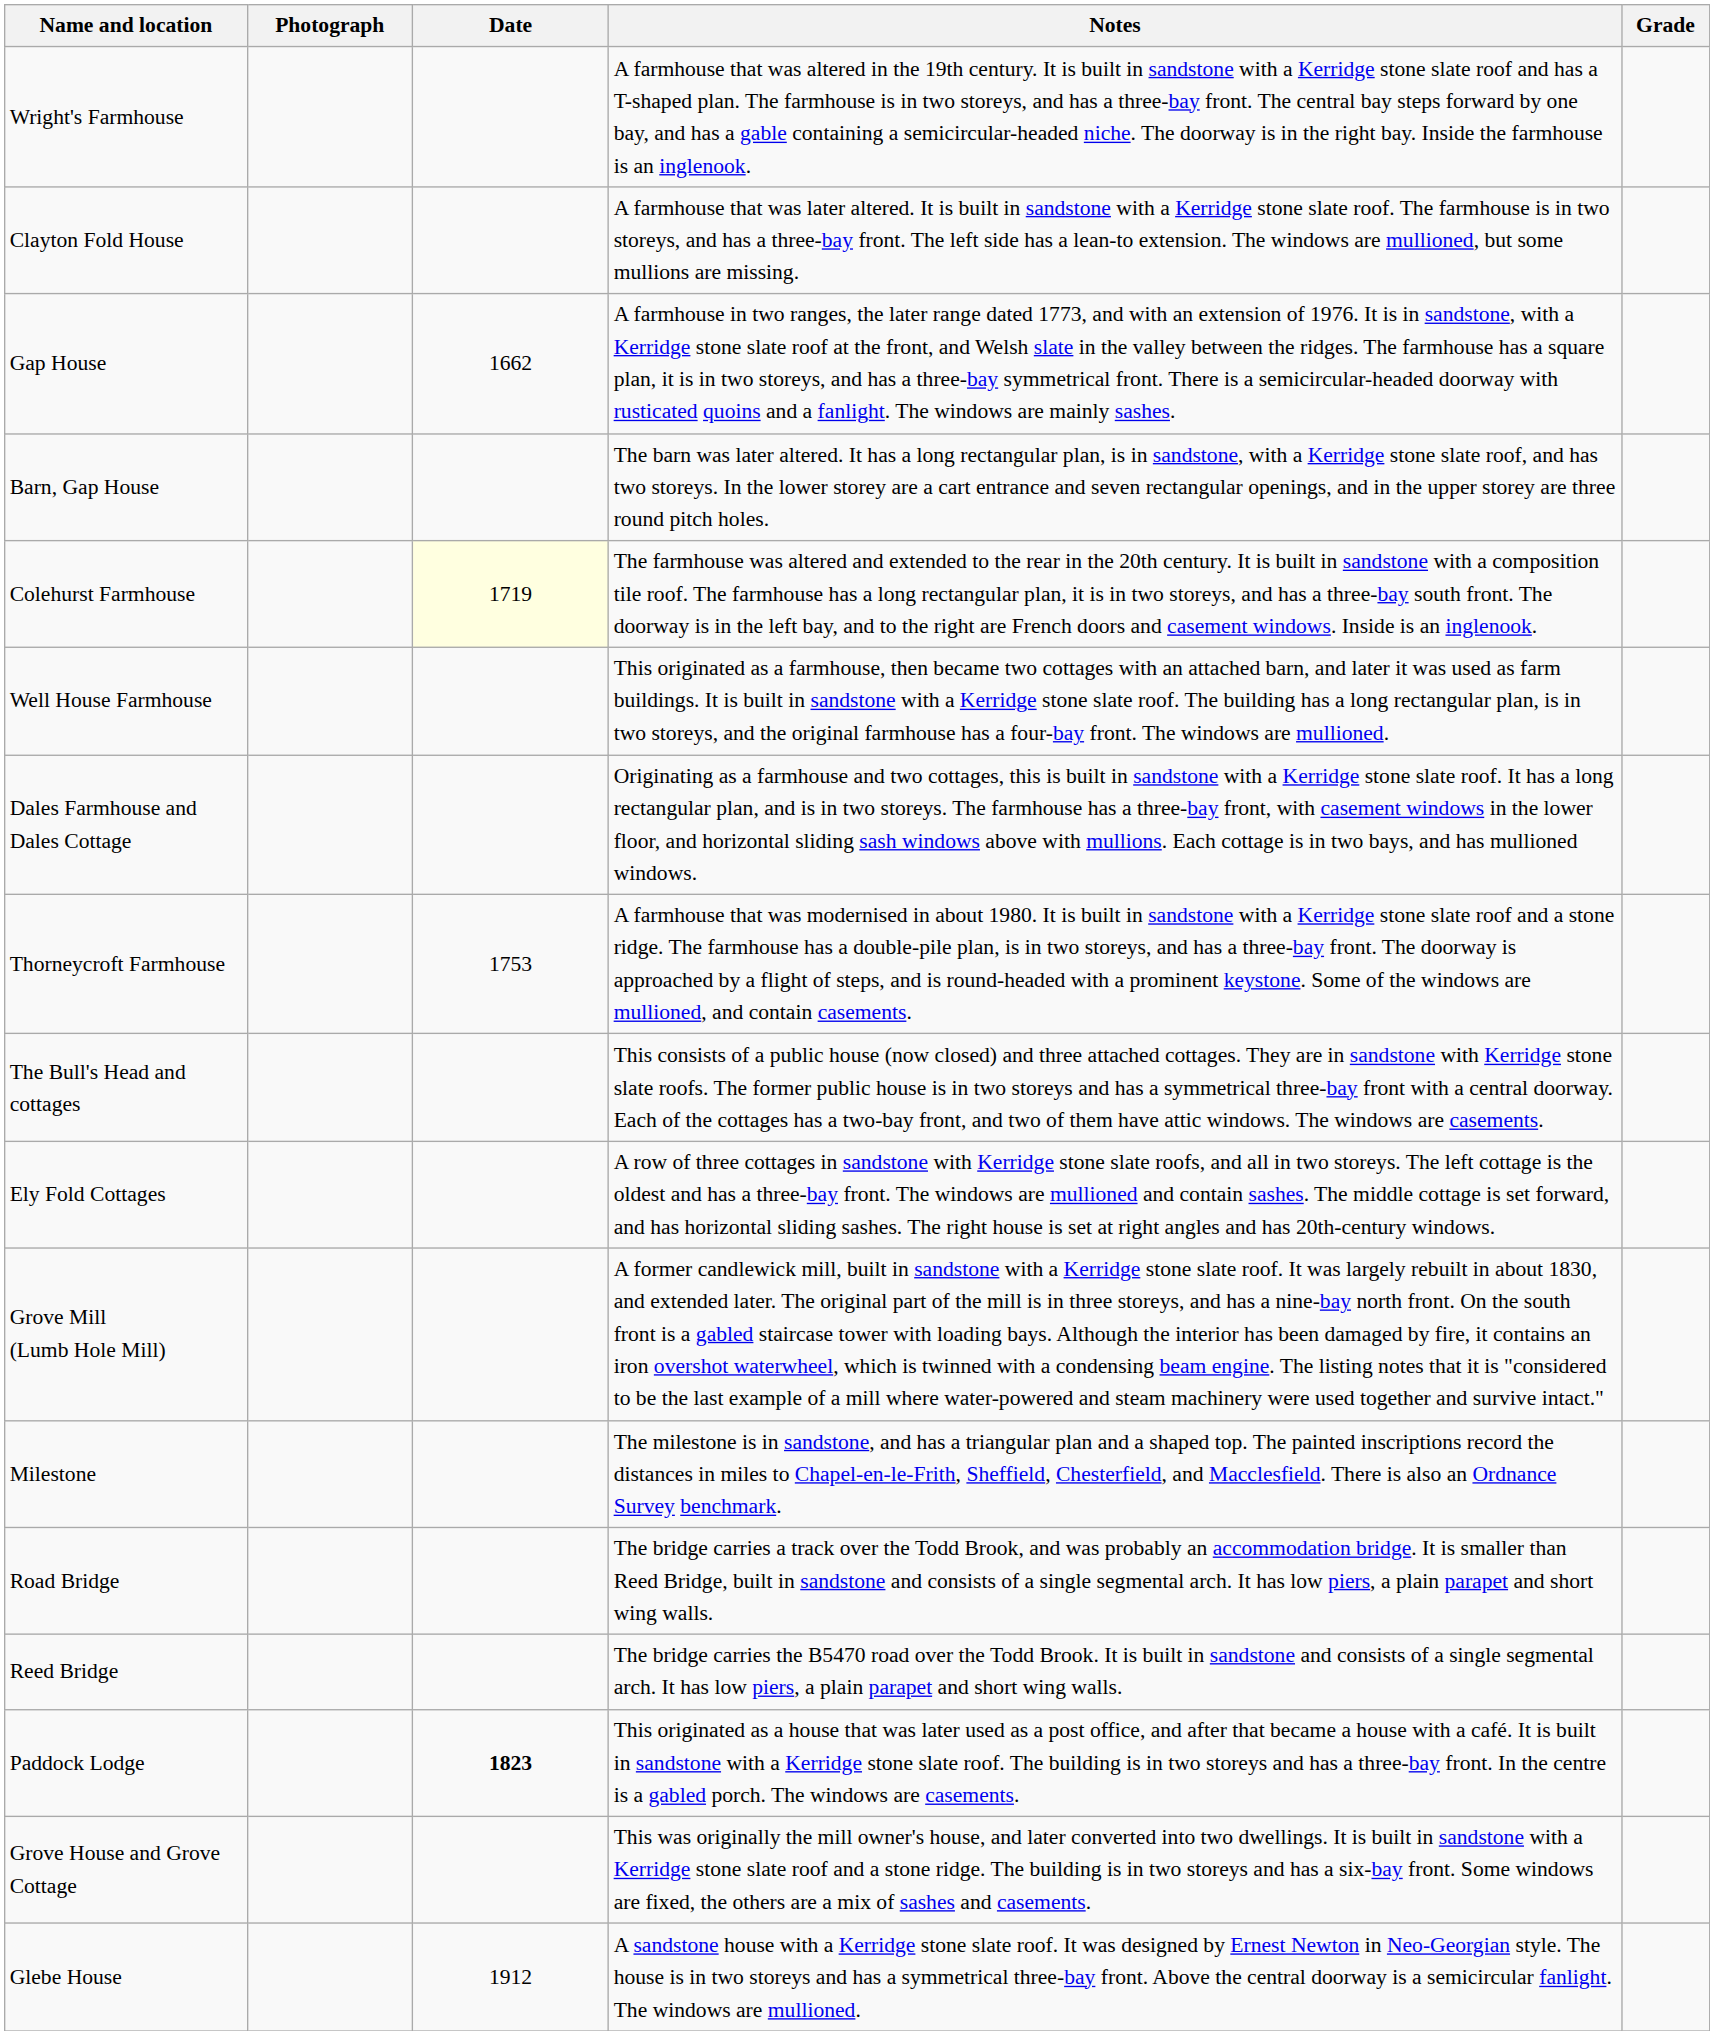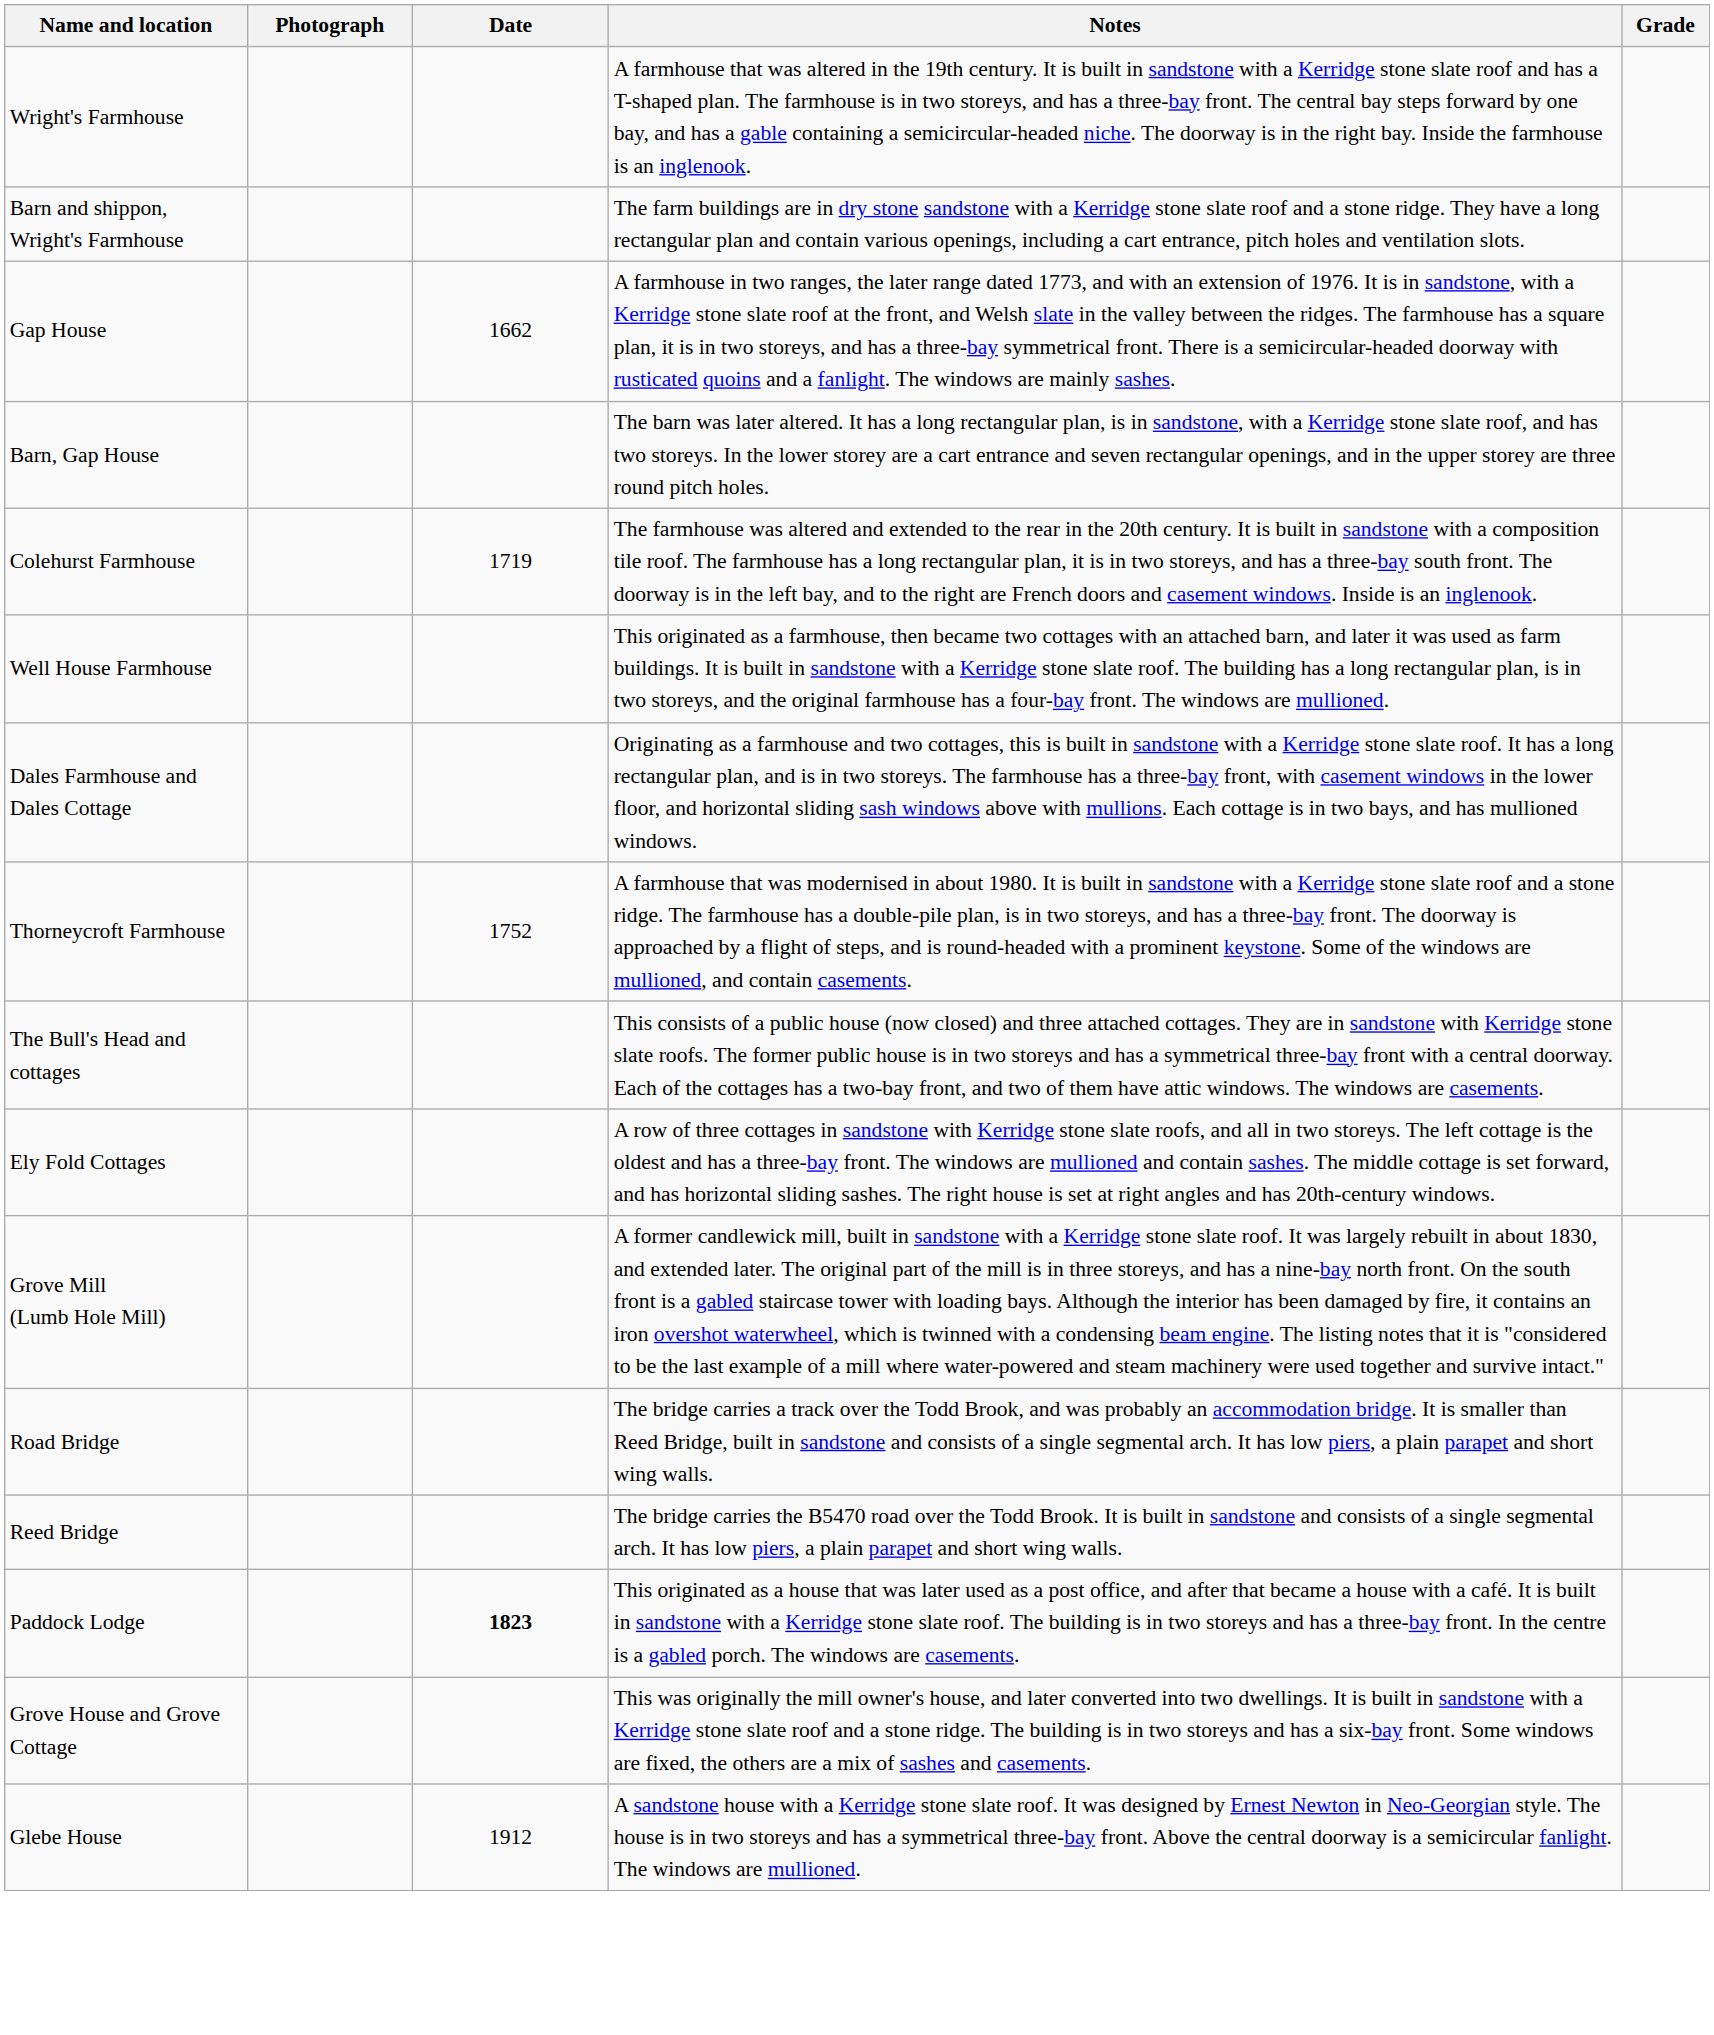- row: (97, 239)
+ row: (97, 223)
(511, 593) lightyellow background -> (511, 561) no background
(511, 963) 1753 -> (511, 931) 1752
- row: (53, 1473)
